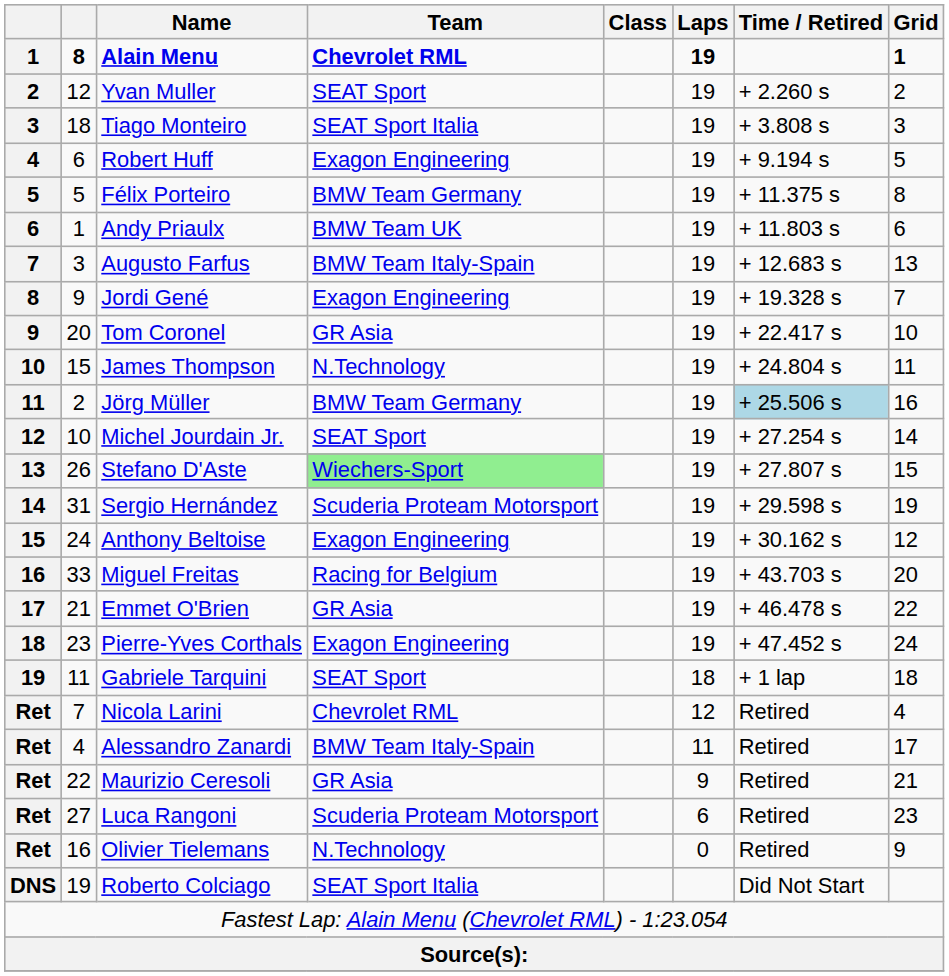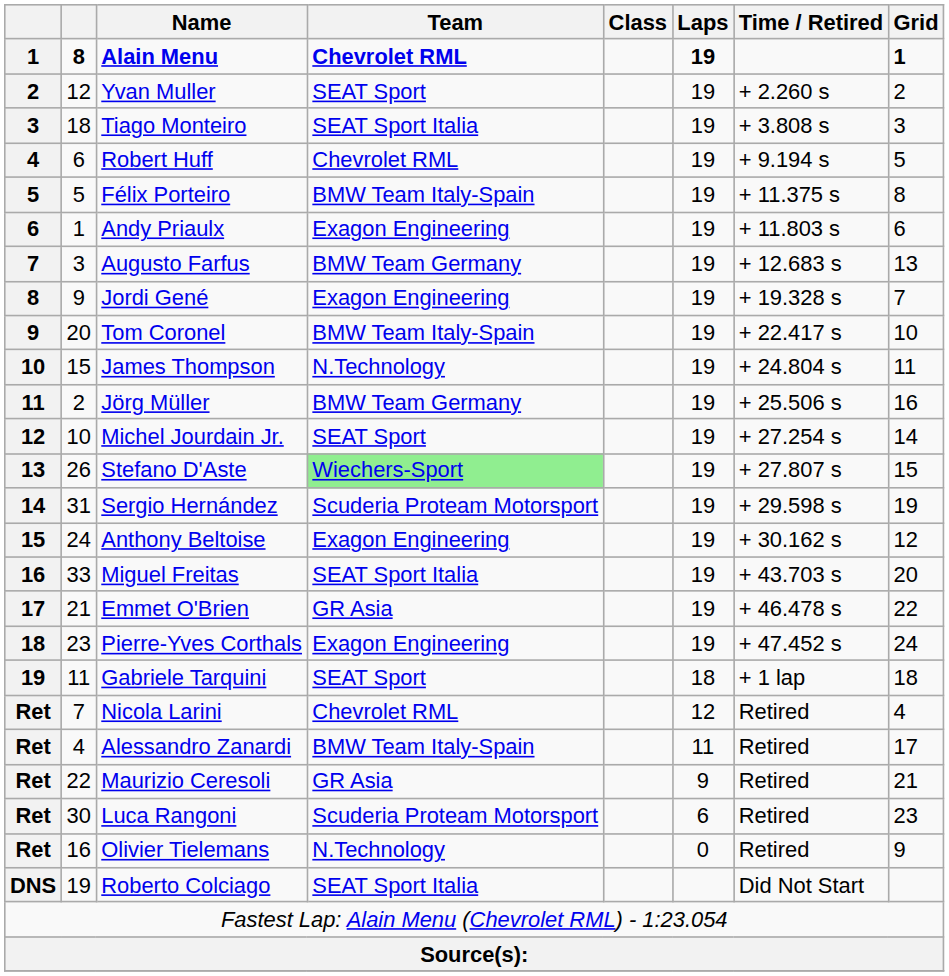(411, 160) Exagon Engineering -> (385, 160) Chevrolet RML
(417, 194) BMW Team Germany -> (423, 194) BMW Team Italy-Spain
(387, 229) BMW Team UK -> (411, 229) Exagon Engineering
(423, 263) BMW Team Italy-Spain -> (417, 263) BMW Team Germany
(352, 332) GR Asia -> (423, 332) BMW Team Italy-Spain
(790, 401) lightblue background -> (790, 401) no background
(405, 574) Racing for Belgium -> (395, 574) SEAT Sport Italia
(79, 815) 27 -> (79, 815) 30
